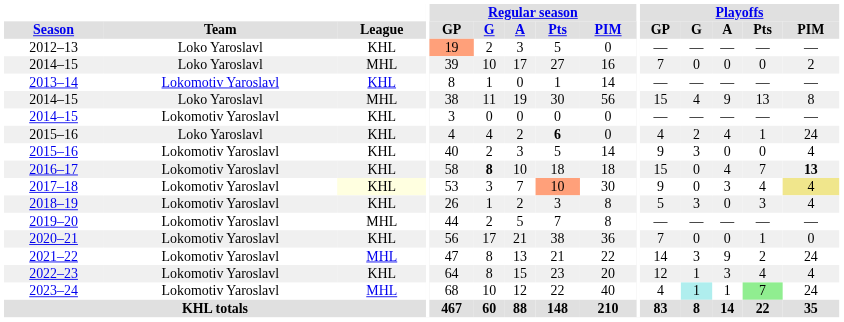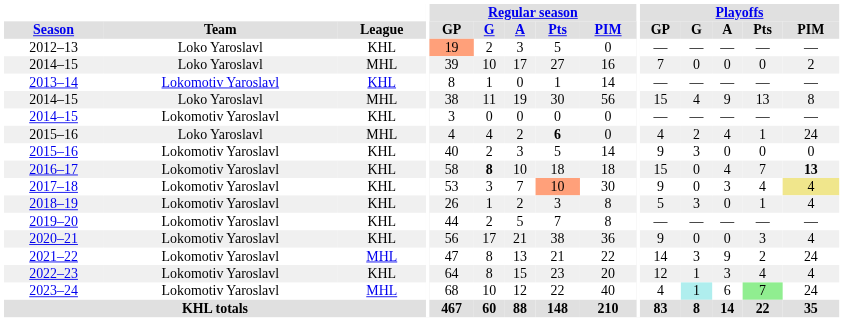(382, 134) KHL -> (382, 134) MHL
(811, 151) 4 -> (811, 151) 0
(382, 186) lightyellow background -> (382, 186) no background
(763, 204) 3 -> (763, 204) 1
(382, 221) MHL -> (382, 221) KHL
(660, 238) 7 -> (660, 238) 9
(763, 238) 1 -> (763, 238) 3
(811, 238) 0 -> (811, 238) 4
(727, 291) 1 -> (727, 291) 6
